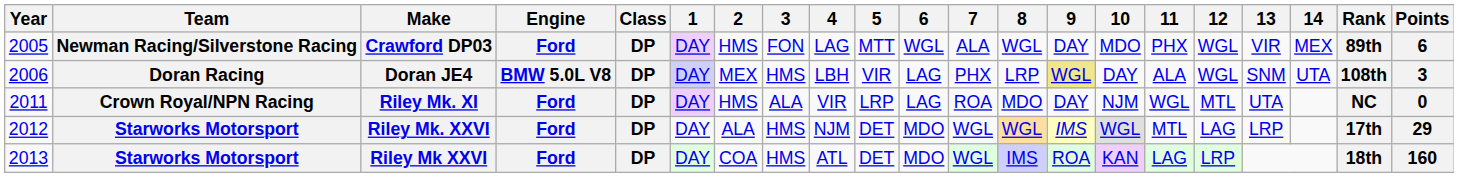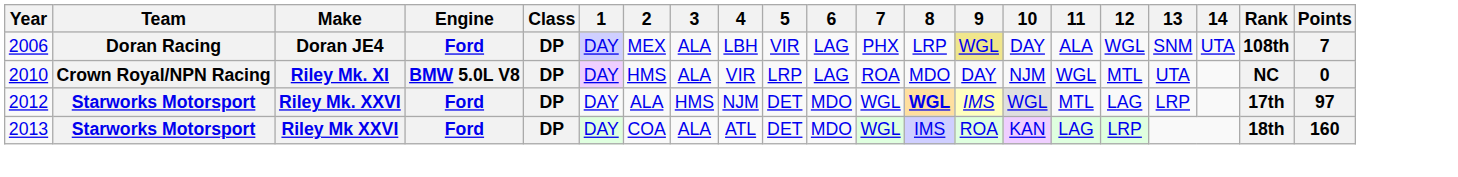- row: (429, 46)
(556, 74) BMW 5.0L V8 -> (464, 46) Ford
(786, 74) HMS -> (694, 46) ALA
(1422, 74) 3 -> (1325, 46) 7
(28, 102) 2011 -> (28, 74) 2010
(556, 102) Ford -> (464, 74) BMW 5.0L V8
(1022, 130) normal -> (930, 102) bold
(1422, 130) 29 -> (1325, 102) 97
(786, 158) HMS -> (694, 130) ALA
